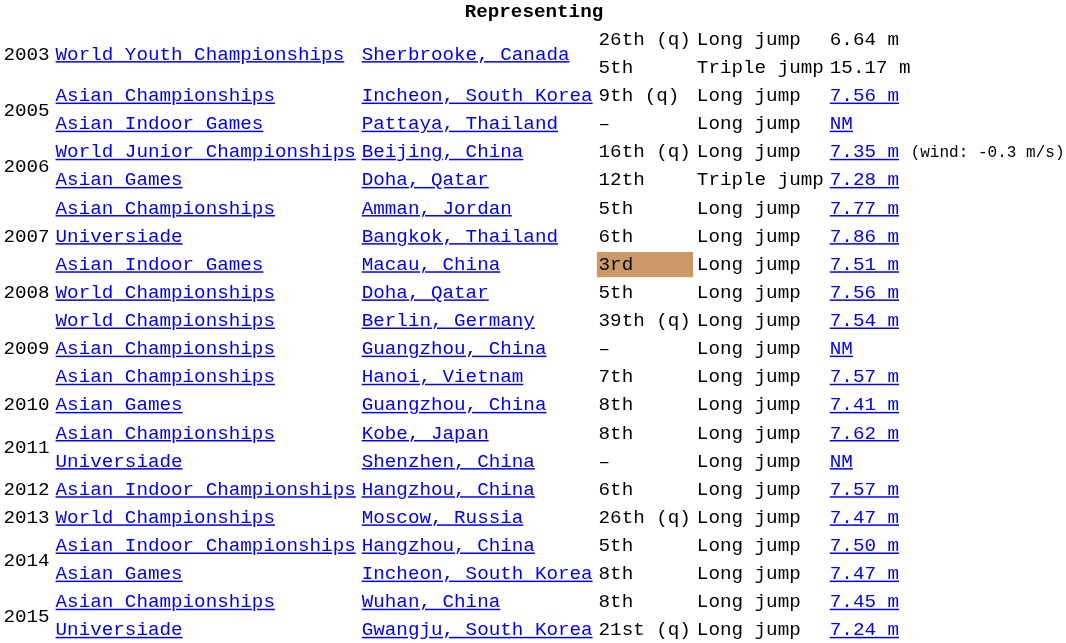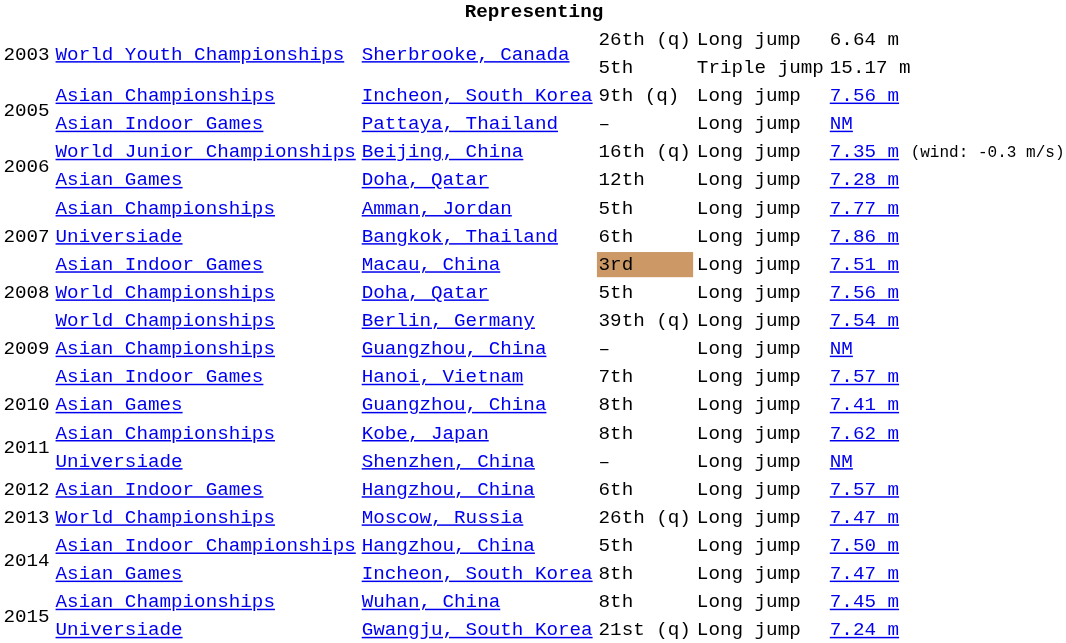(760, 180) Triple jump -> (749, 180) Long jump
(165, 377) Asian Championships -> (159, 377) Asian Indoor Games
(206, 490) Asian Indoor Championships -> (159, 490) Asian Indoor Games
